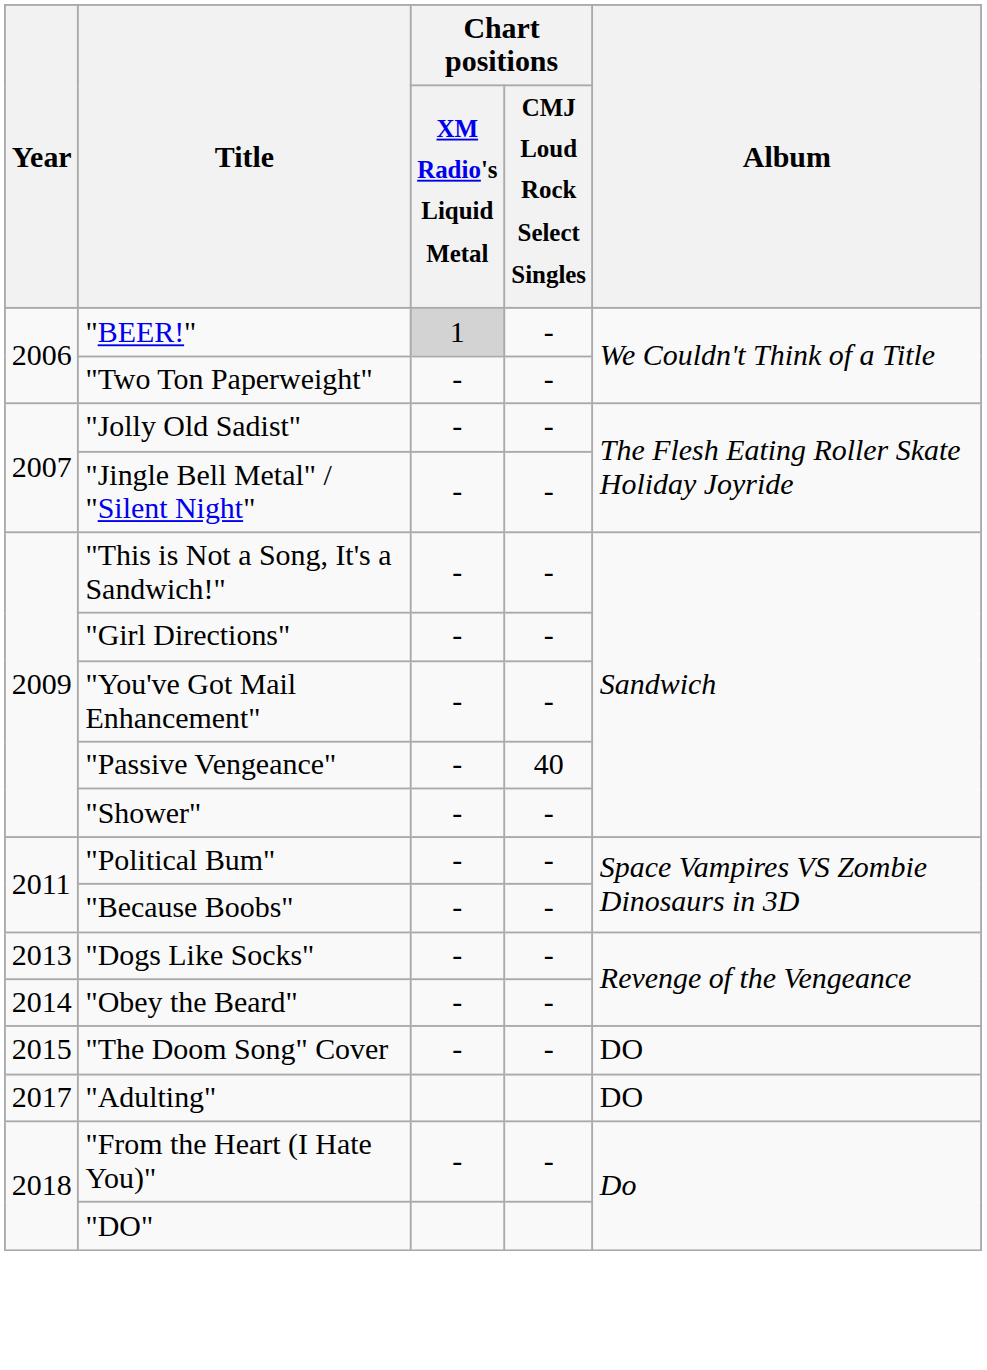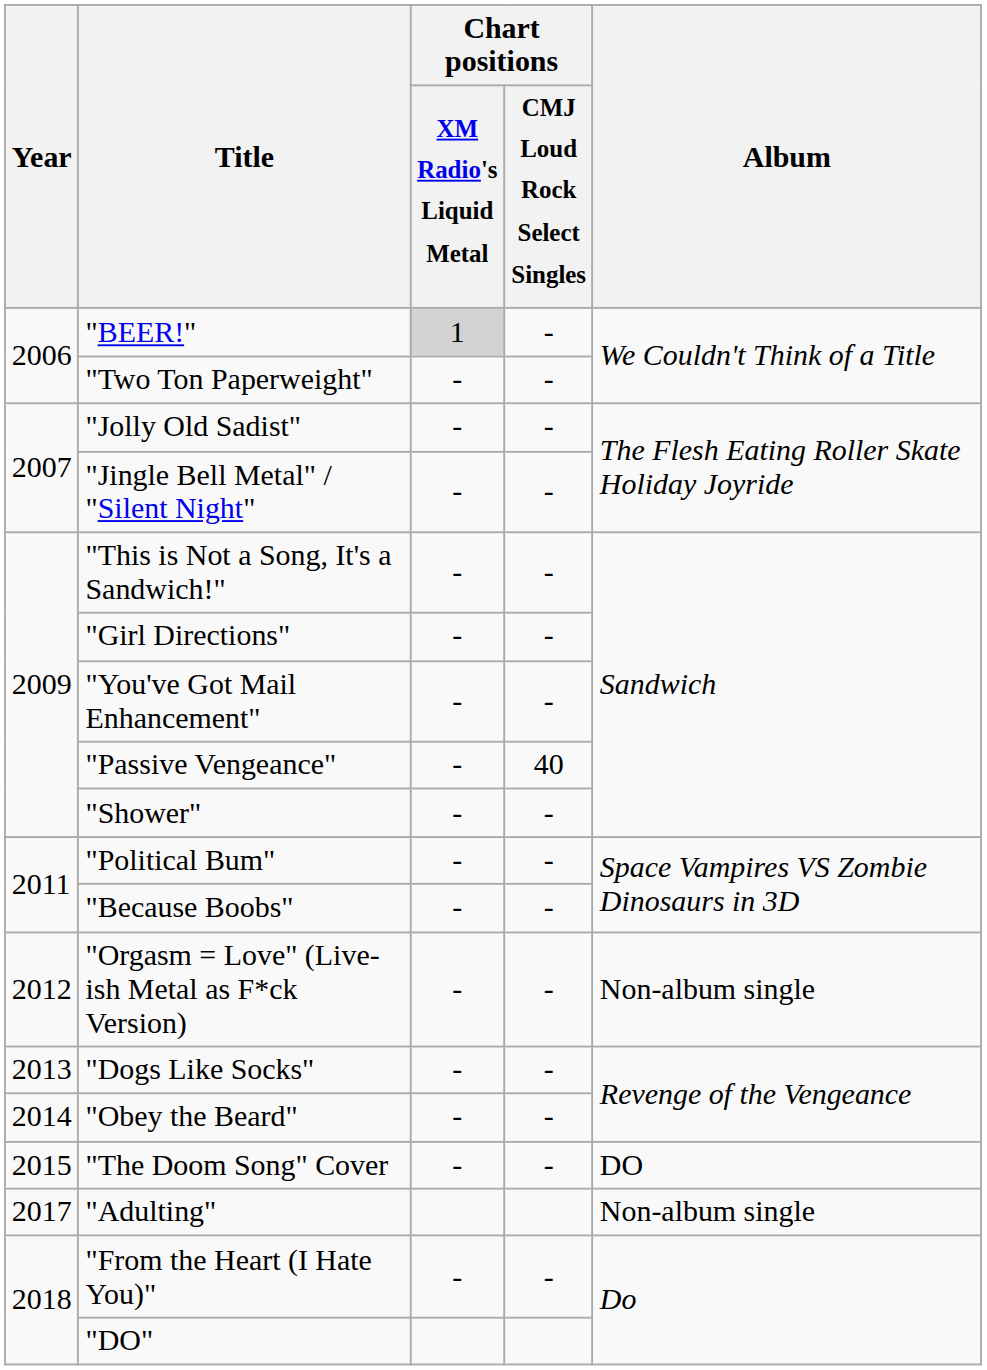+ row: (233, 988)
(621, 1097) DO -> (707, 1211) Non-album single
